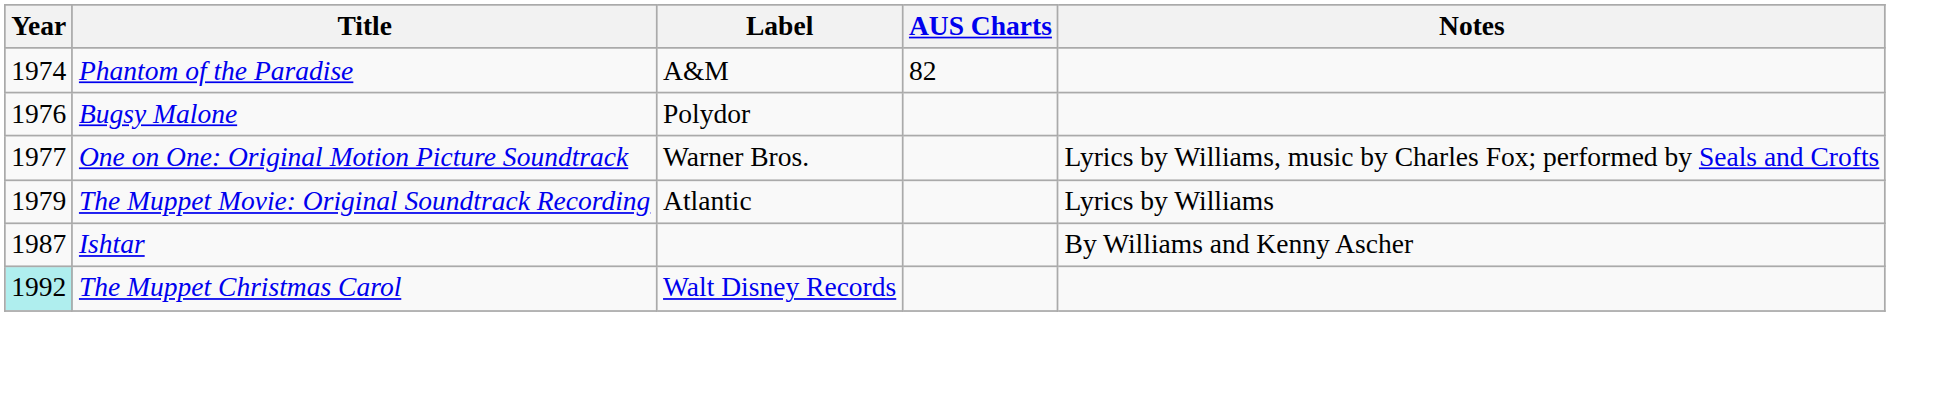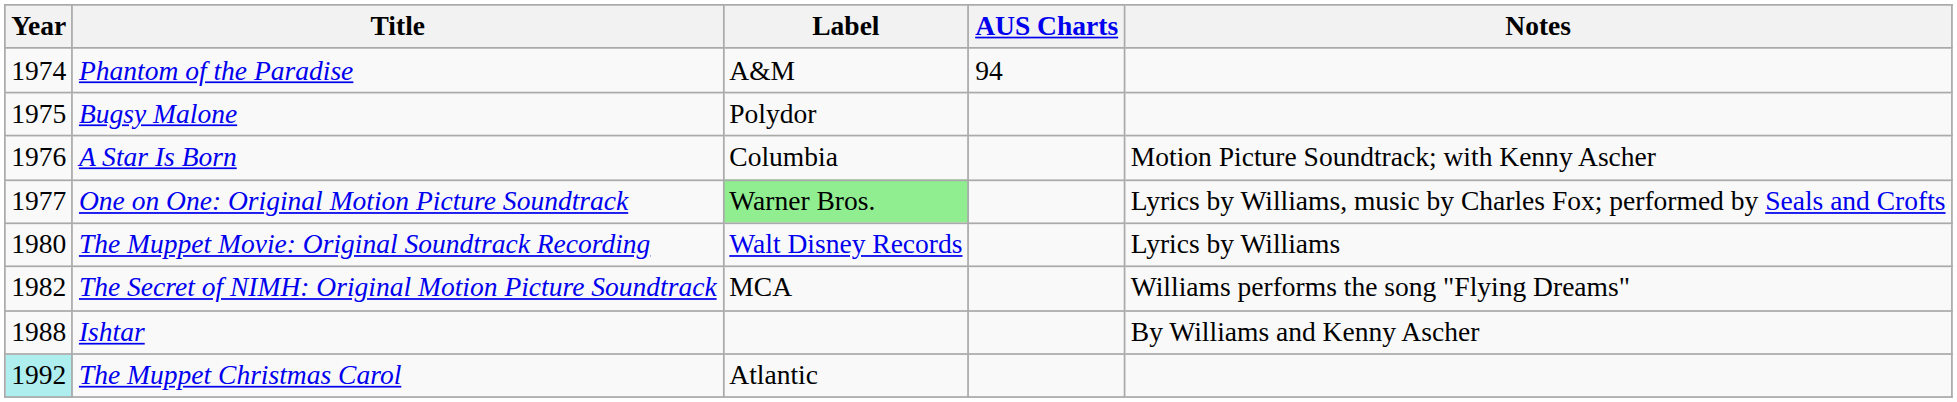(923, 69) 82 -> (989, 69) 94
(39, 113) 1976 -> (39, 113) 1975
+ row: (158, 157)
(736, 157) no background -> (802, 200) lightgreen background
(39, 200) 1979 -> (39, 244) 1980
(707, 200) Atlantic -> (846, 244) Walt Disney Records
+ row: (398, 288)
(39, 244) 1987 -> (39, 331) 1988
(780, 288) Walt Disney Records -> (774, 375) Atlantic
